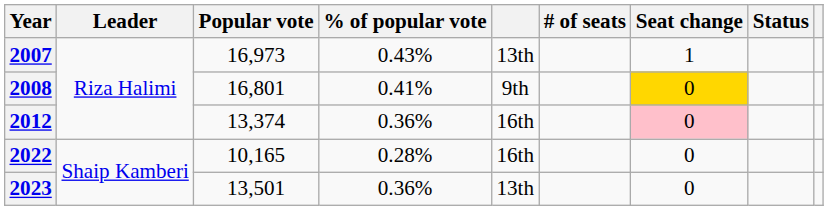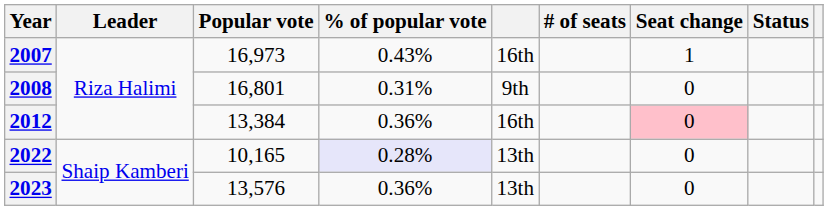(515, 54) 13th -> (515, 54) 16th
(405, 88) 0.41% -> (405, 88) 0.31%
(689, 88) gold background -> (689, 88) no background
(256, 121) 13,374 -> (256, 121) 13,384
(405, 155) no background -> (405, 155) lavender background
(515, 155) 16th -> (515, 155) 13th
(256, 188) 13,501 -> (256, 188) 13,576
